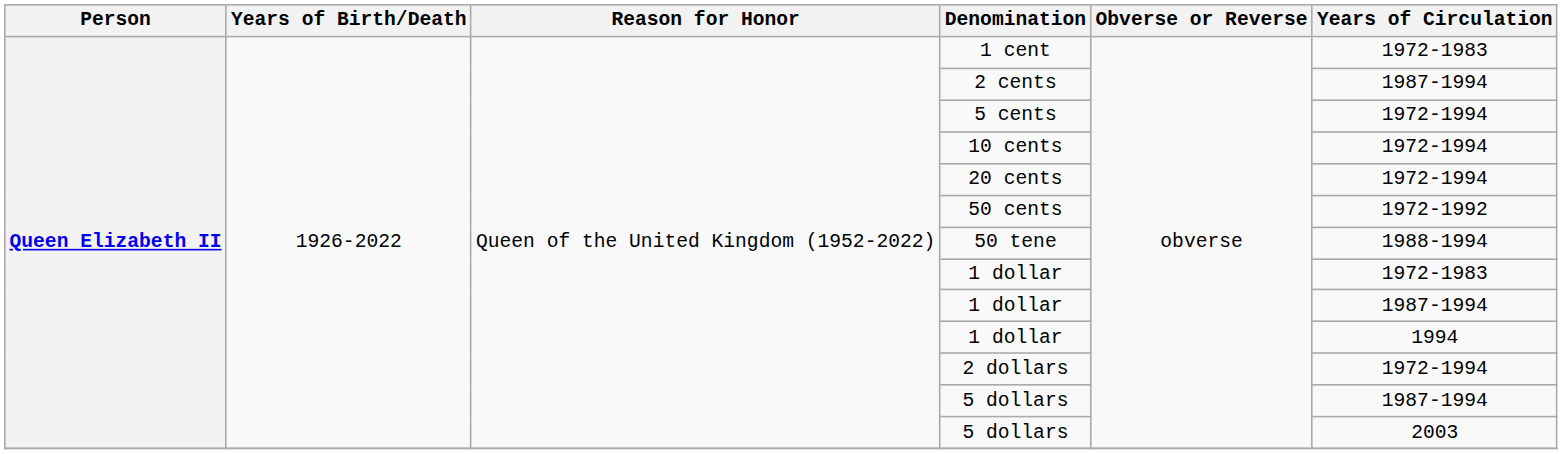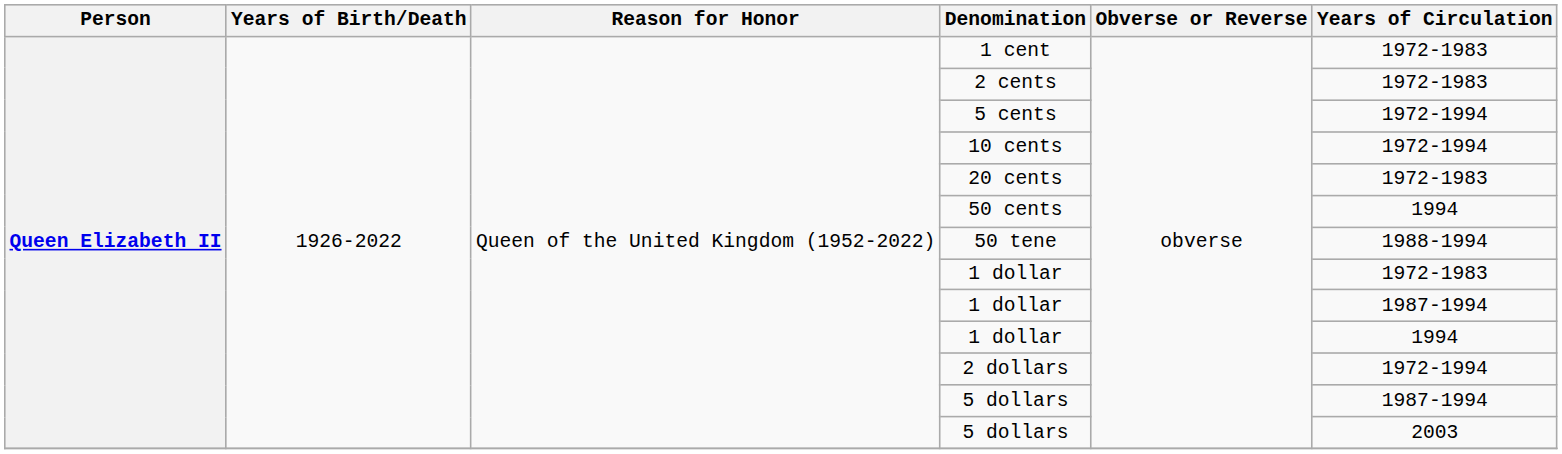(1435, 84) 1987-1994 -> (1435, 84) 1972-1983
(1435, 179) 1972-1994 -> (1435, 179) 1972-1983
(1435, 211) 1972-1992 -> (1435, 211) 1994
